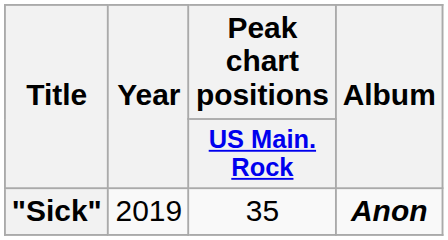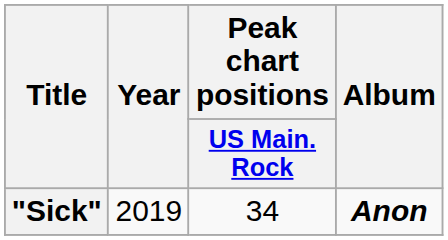(262, 211) 35 -> (262, 211) 34
